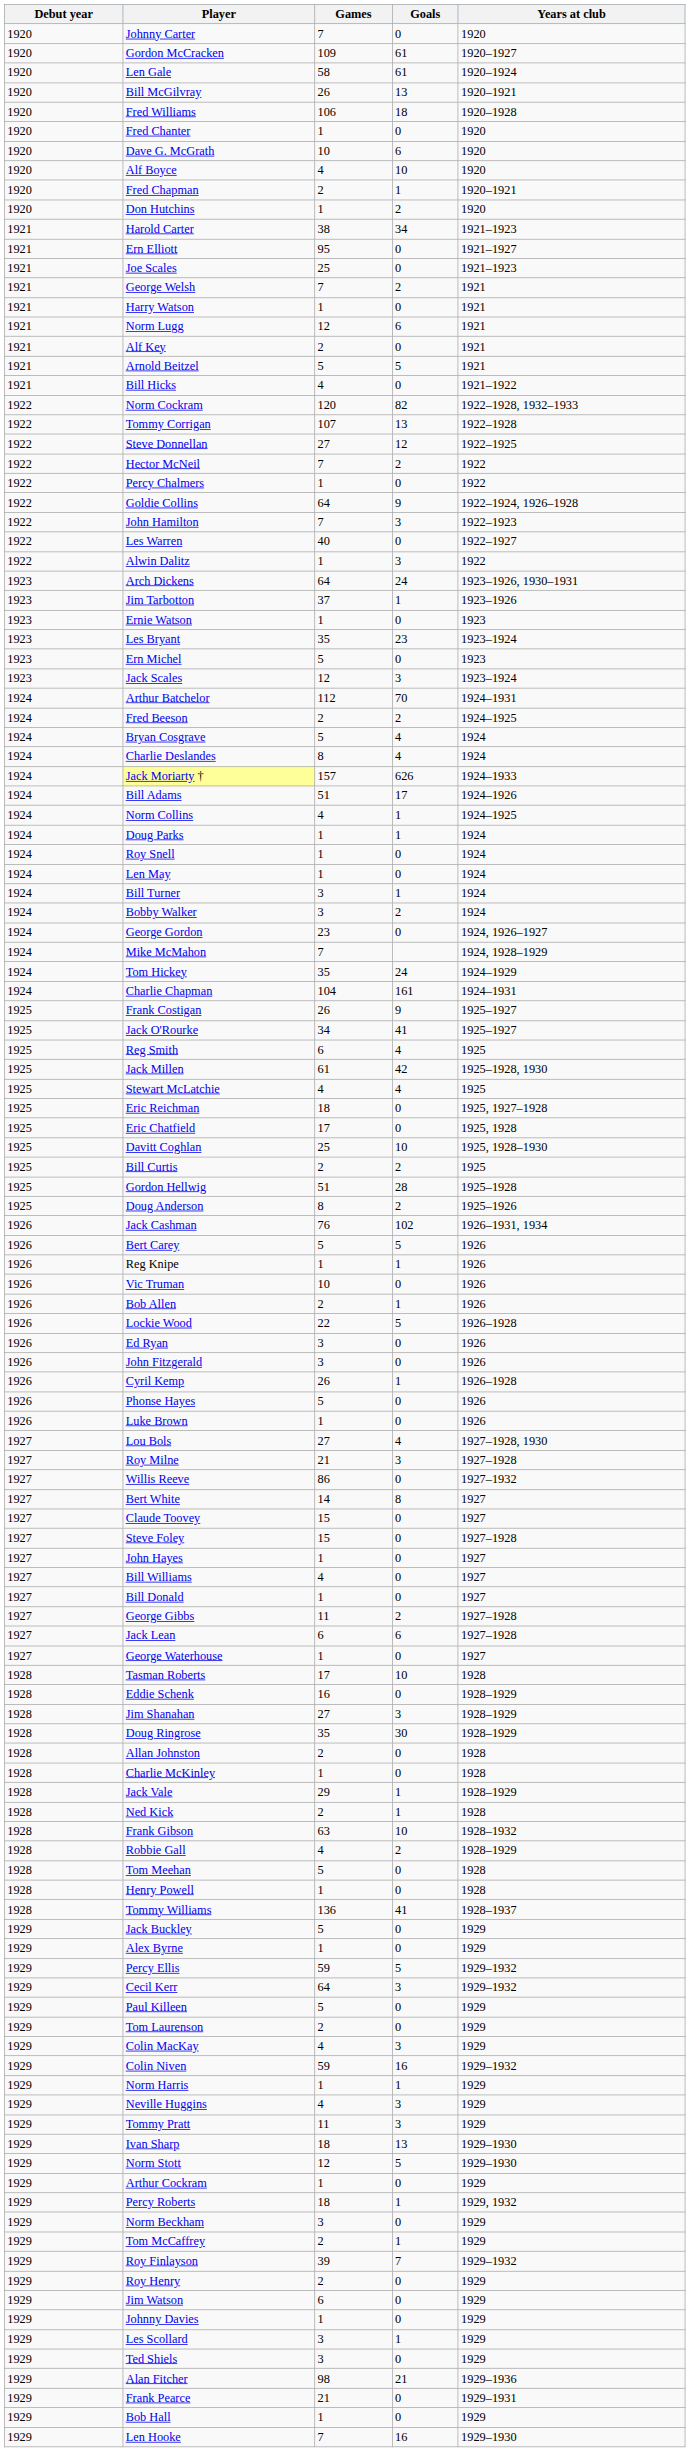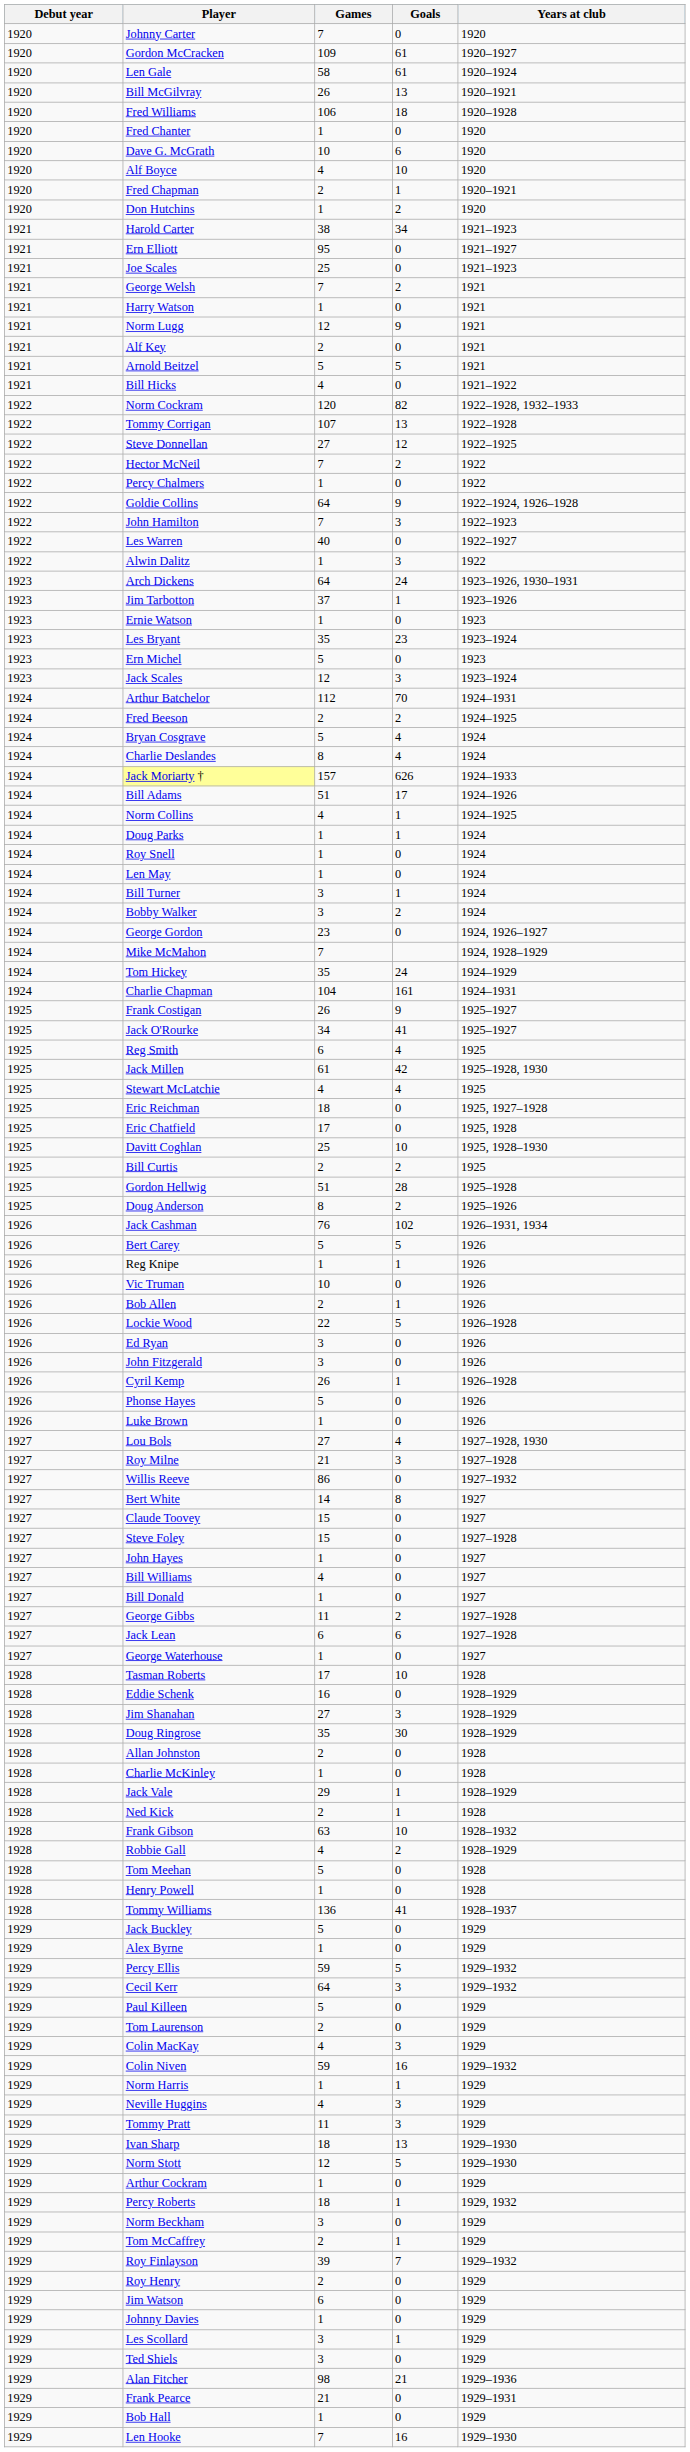(398, 326) 6 -> (398, 326) 9
